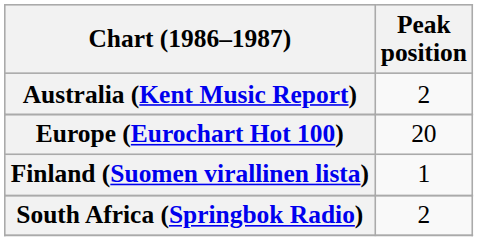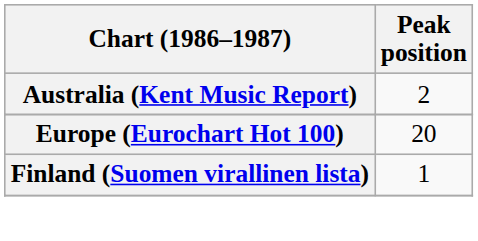- row: (190, 214)
